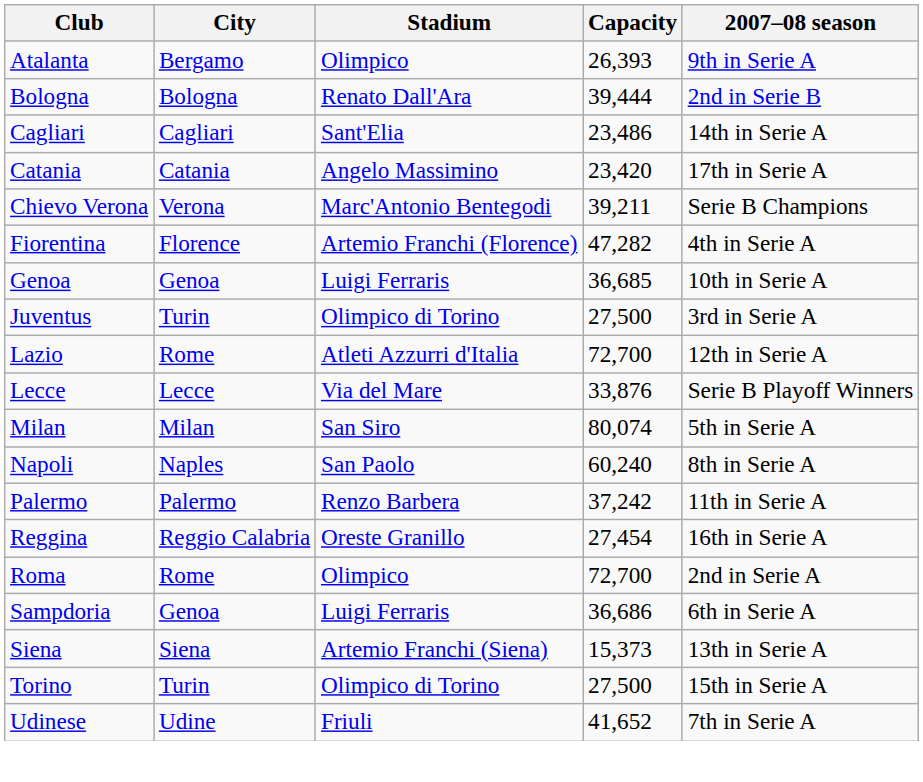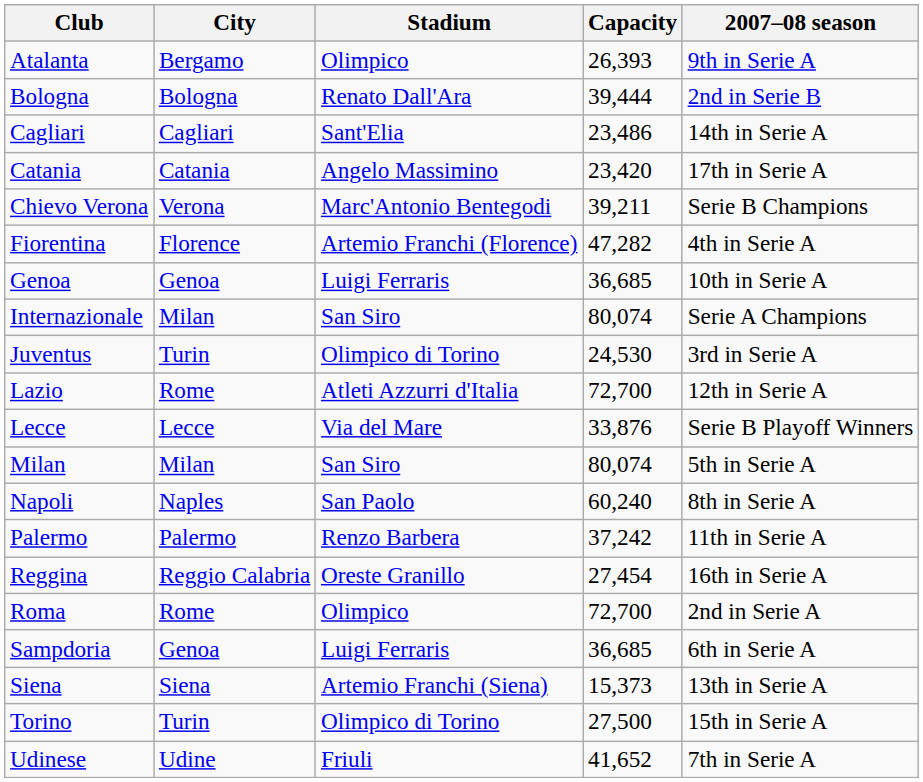+ row: (76, 317)
(620, 317) 27,500 -> (620, 354) 24,530
(620, 611) 36,686 -> (620, 648) 36,685
